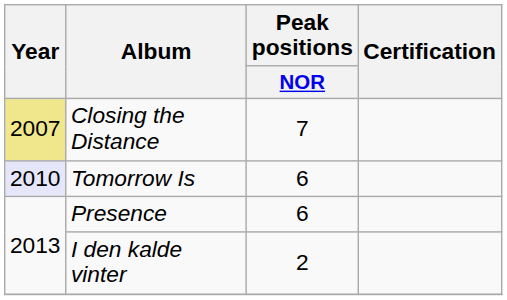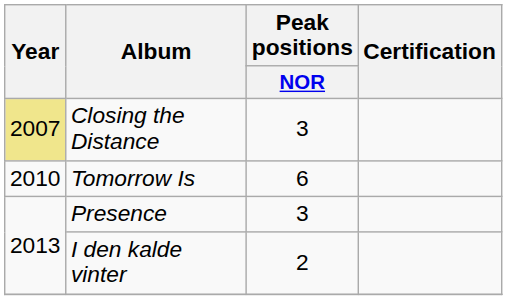(302, 129) 7 -> (302, 129) 3
(35, 178) lavender background -> (35, 178) no background
(302, 214) 6 -> (302, 214) 3
